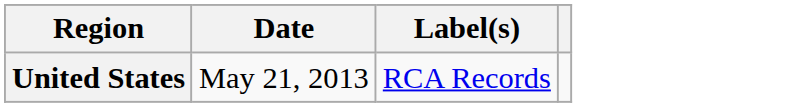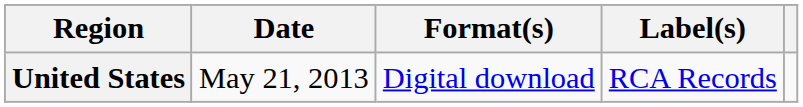+ column: (489, 28)
